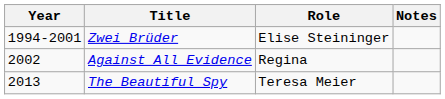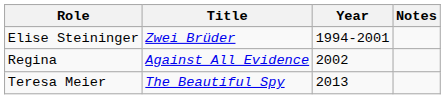columns swapped: (45, 16) <-> (324, 16)
